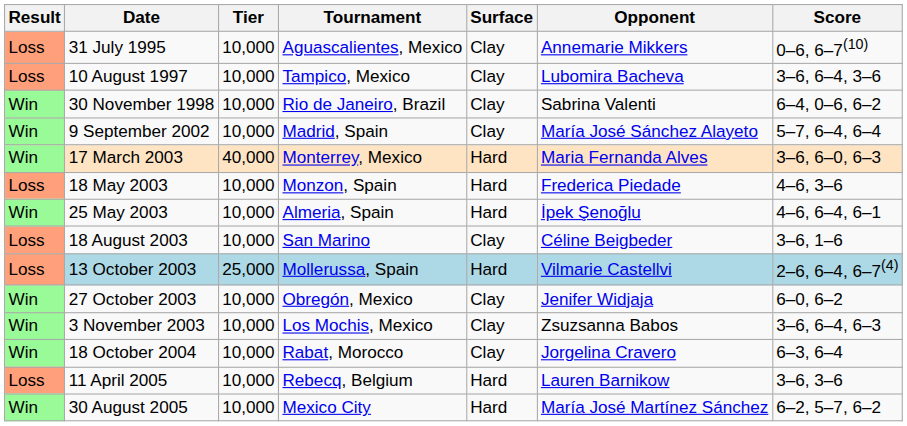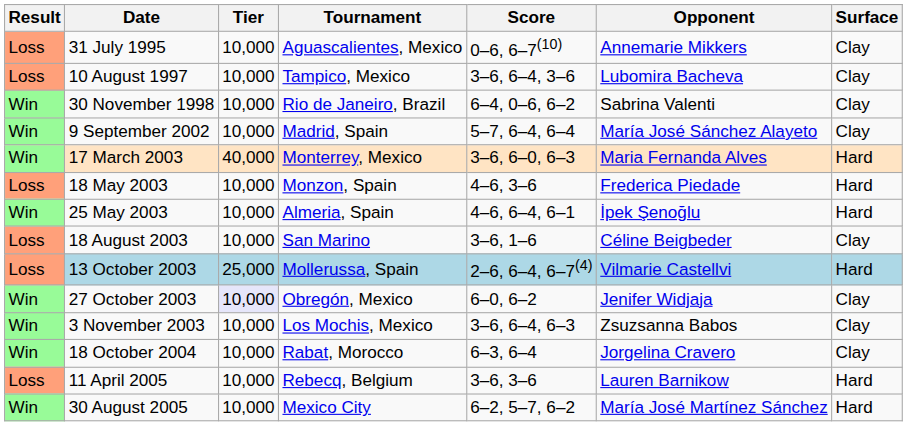columns swapped: (502, 18) <-> (837, 18)
(248, 298) no background -> (248, 298) lavender background
